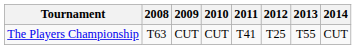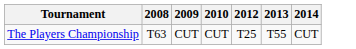- column: (246, 14)
